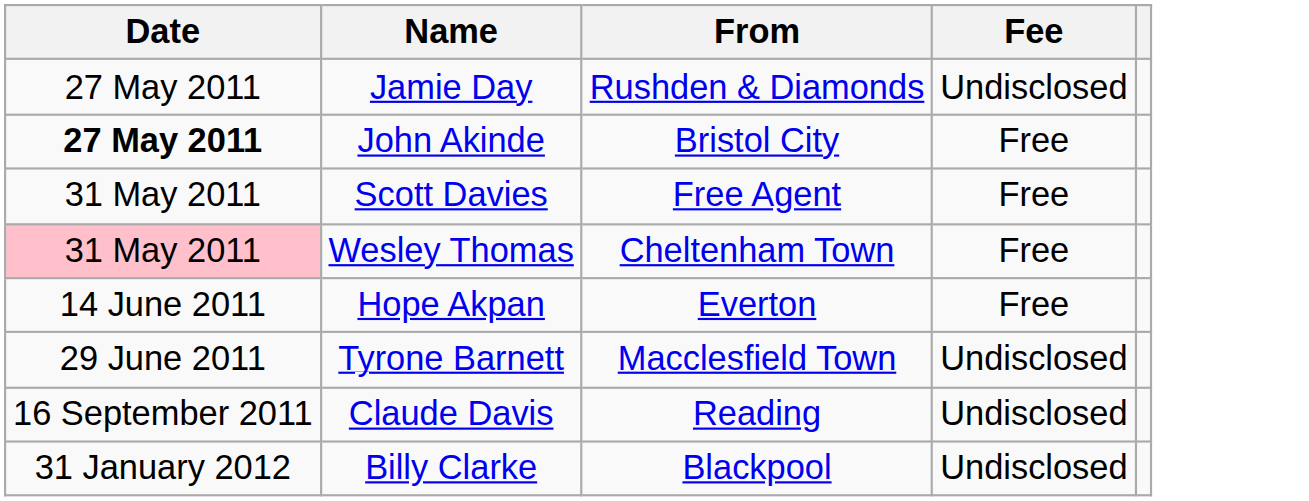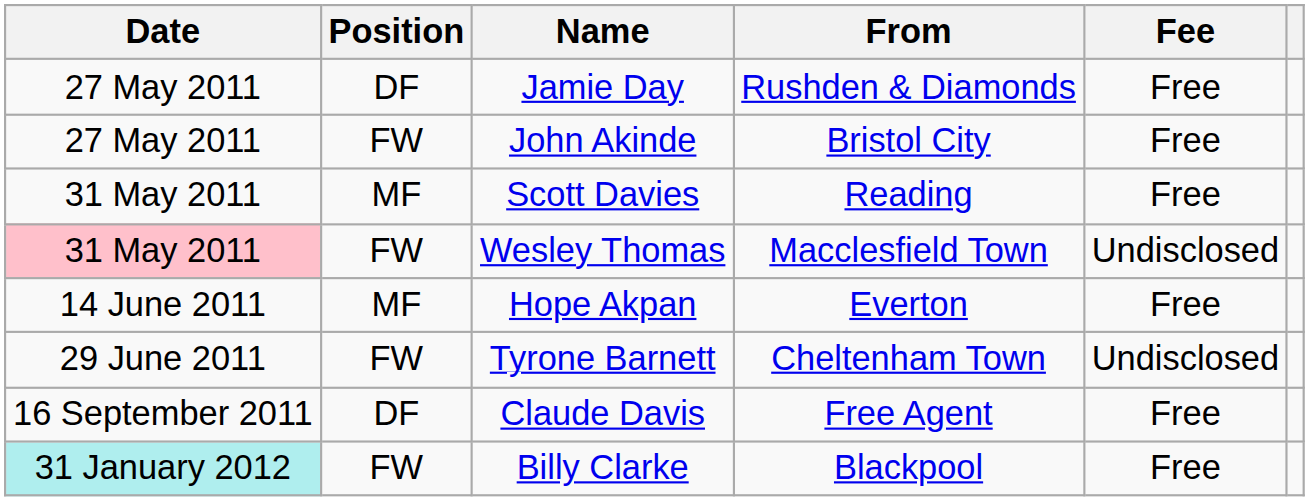+ column: (396, 31)
(1034, 86) Undisclosed -> (1185, 86) Free
(163, 140) bold -> (163, 140) normal
(757, 195) Free Agent -> (909, 195) Reading
(757, 250) Cheltenham Town -> (909, 250) Macclesfield Town
(1034, 250) Free -> (1185, 250) Undisclosed
(757, 359) Macclesfield Town -> (909, 359) Cheltenham Town
(757, 413) Reading -> (909, 413) Free Agent
(1034, 413) Undisclosed -> (1185, 413) Free
(163, 468) no background -> (163, 468) paleturquoise background
(1034, 468) Undisclosed -> (1185, 468) Free
